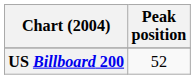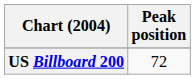(159, 61) 52 -> (159, 61) 72
